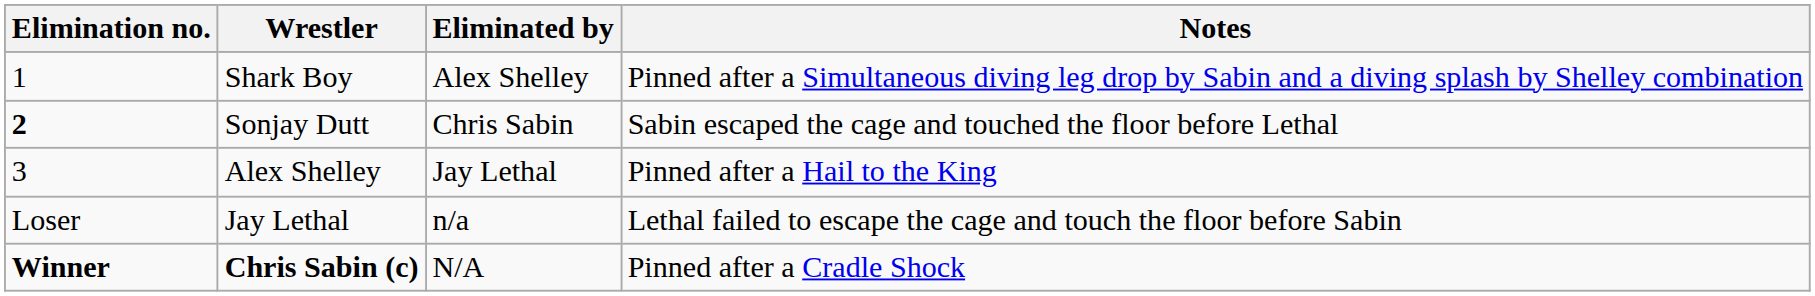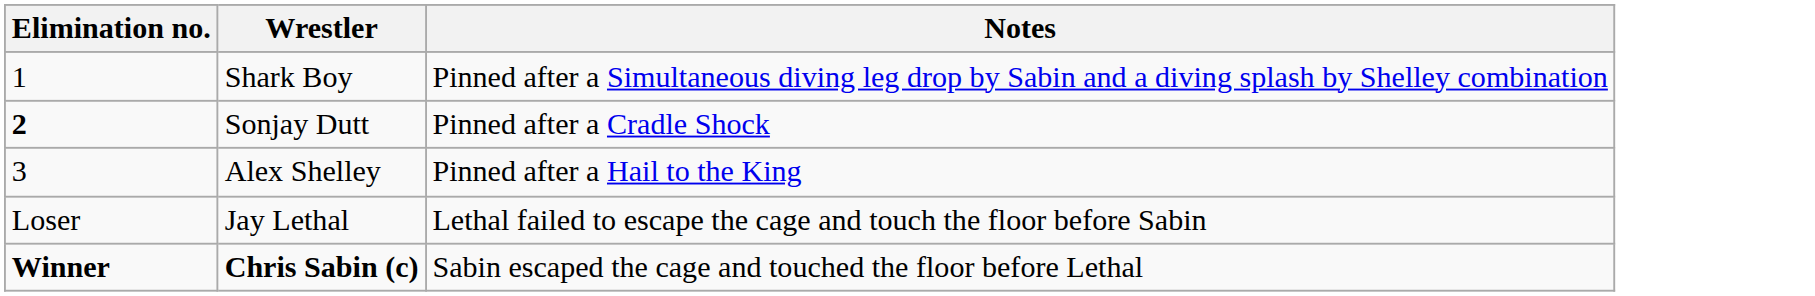- column: (523, 28)
(983, 123) Sabin escaped the cage and touched the floor before Lethal -> (601, 123) Pinned after a Cradle Shock
(796, 266) Pinned after a Cradle Shock -> (788, 266) Sabin escaped the cage and touched the floor before Lethal
